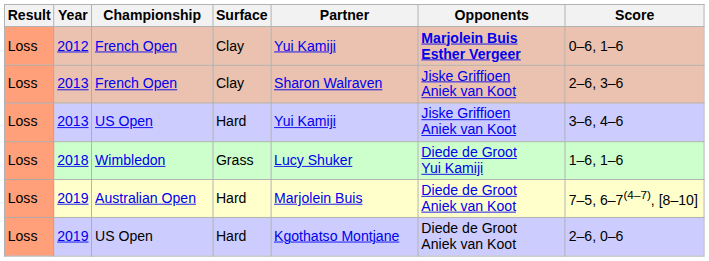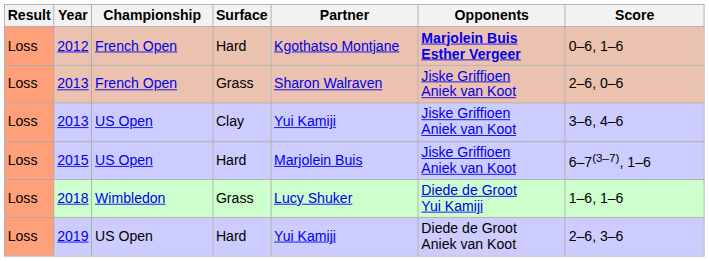(230, 45) Clay -> (231, 45) Hard
(305, 45) Yui Kamiji -> (337, 45) Kgothatso Montjane
(230, 84) Clay -> (235, 84) Grass
(596, 84) 2–6, 3–6 -> (596, 84) 2–6, 0–6
(231, 122) Hard -> (230, 122) Clay
+ row: (73, 160)
- row: (73, 198)
(337, 236) Kgothatso Montjane -> (305, 236) Yui Kamiji
(596, 236) 2–6, 0–6 -> (596, 236) 2–6, 3–6
